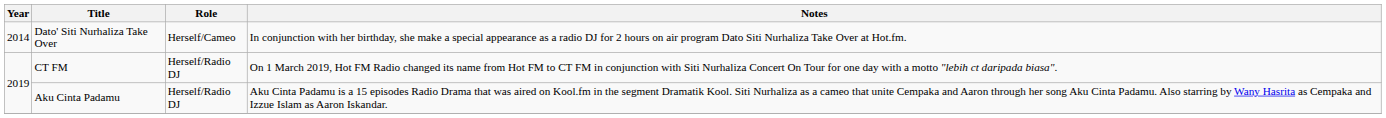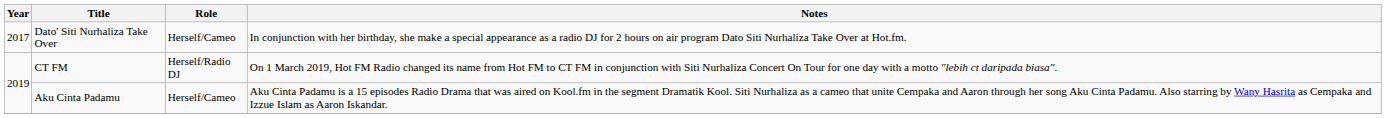(18, 37) 2014 -> (18, 37) 2017
(199, 98) Herself/Radio DJ -> (202, 98) Herself/Cameo
